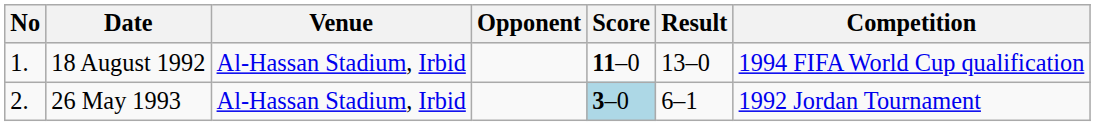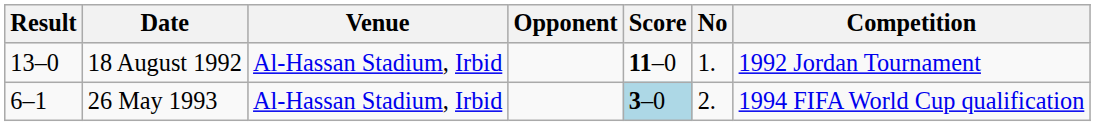columns swapped: (25, 23) <-> (694, 23)
(911, 62) 1994 FIFA World Cup qualification -> (860, 62) 1992 Jordan Tournament
(860, 100) 1992 Jordan Tournament -> (911, 100) 1994 FIFA World Cup qualification
